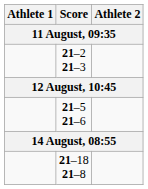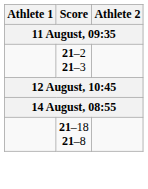- row: (74, 114)
